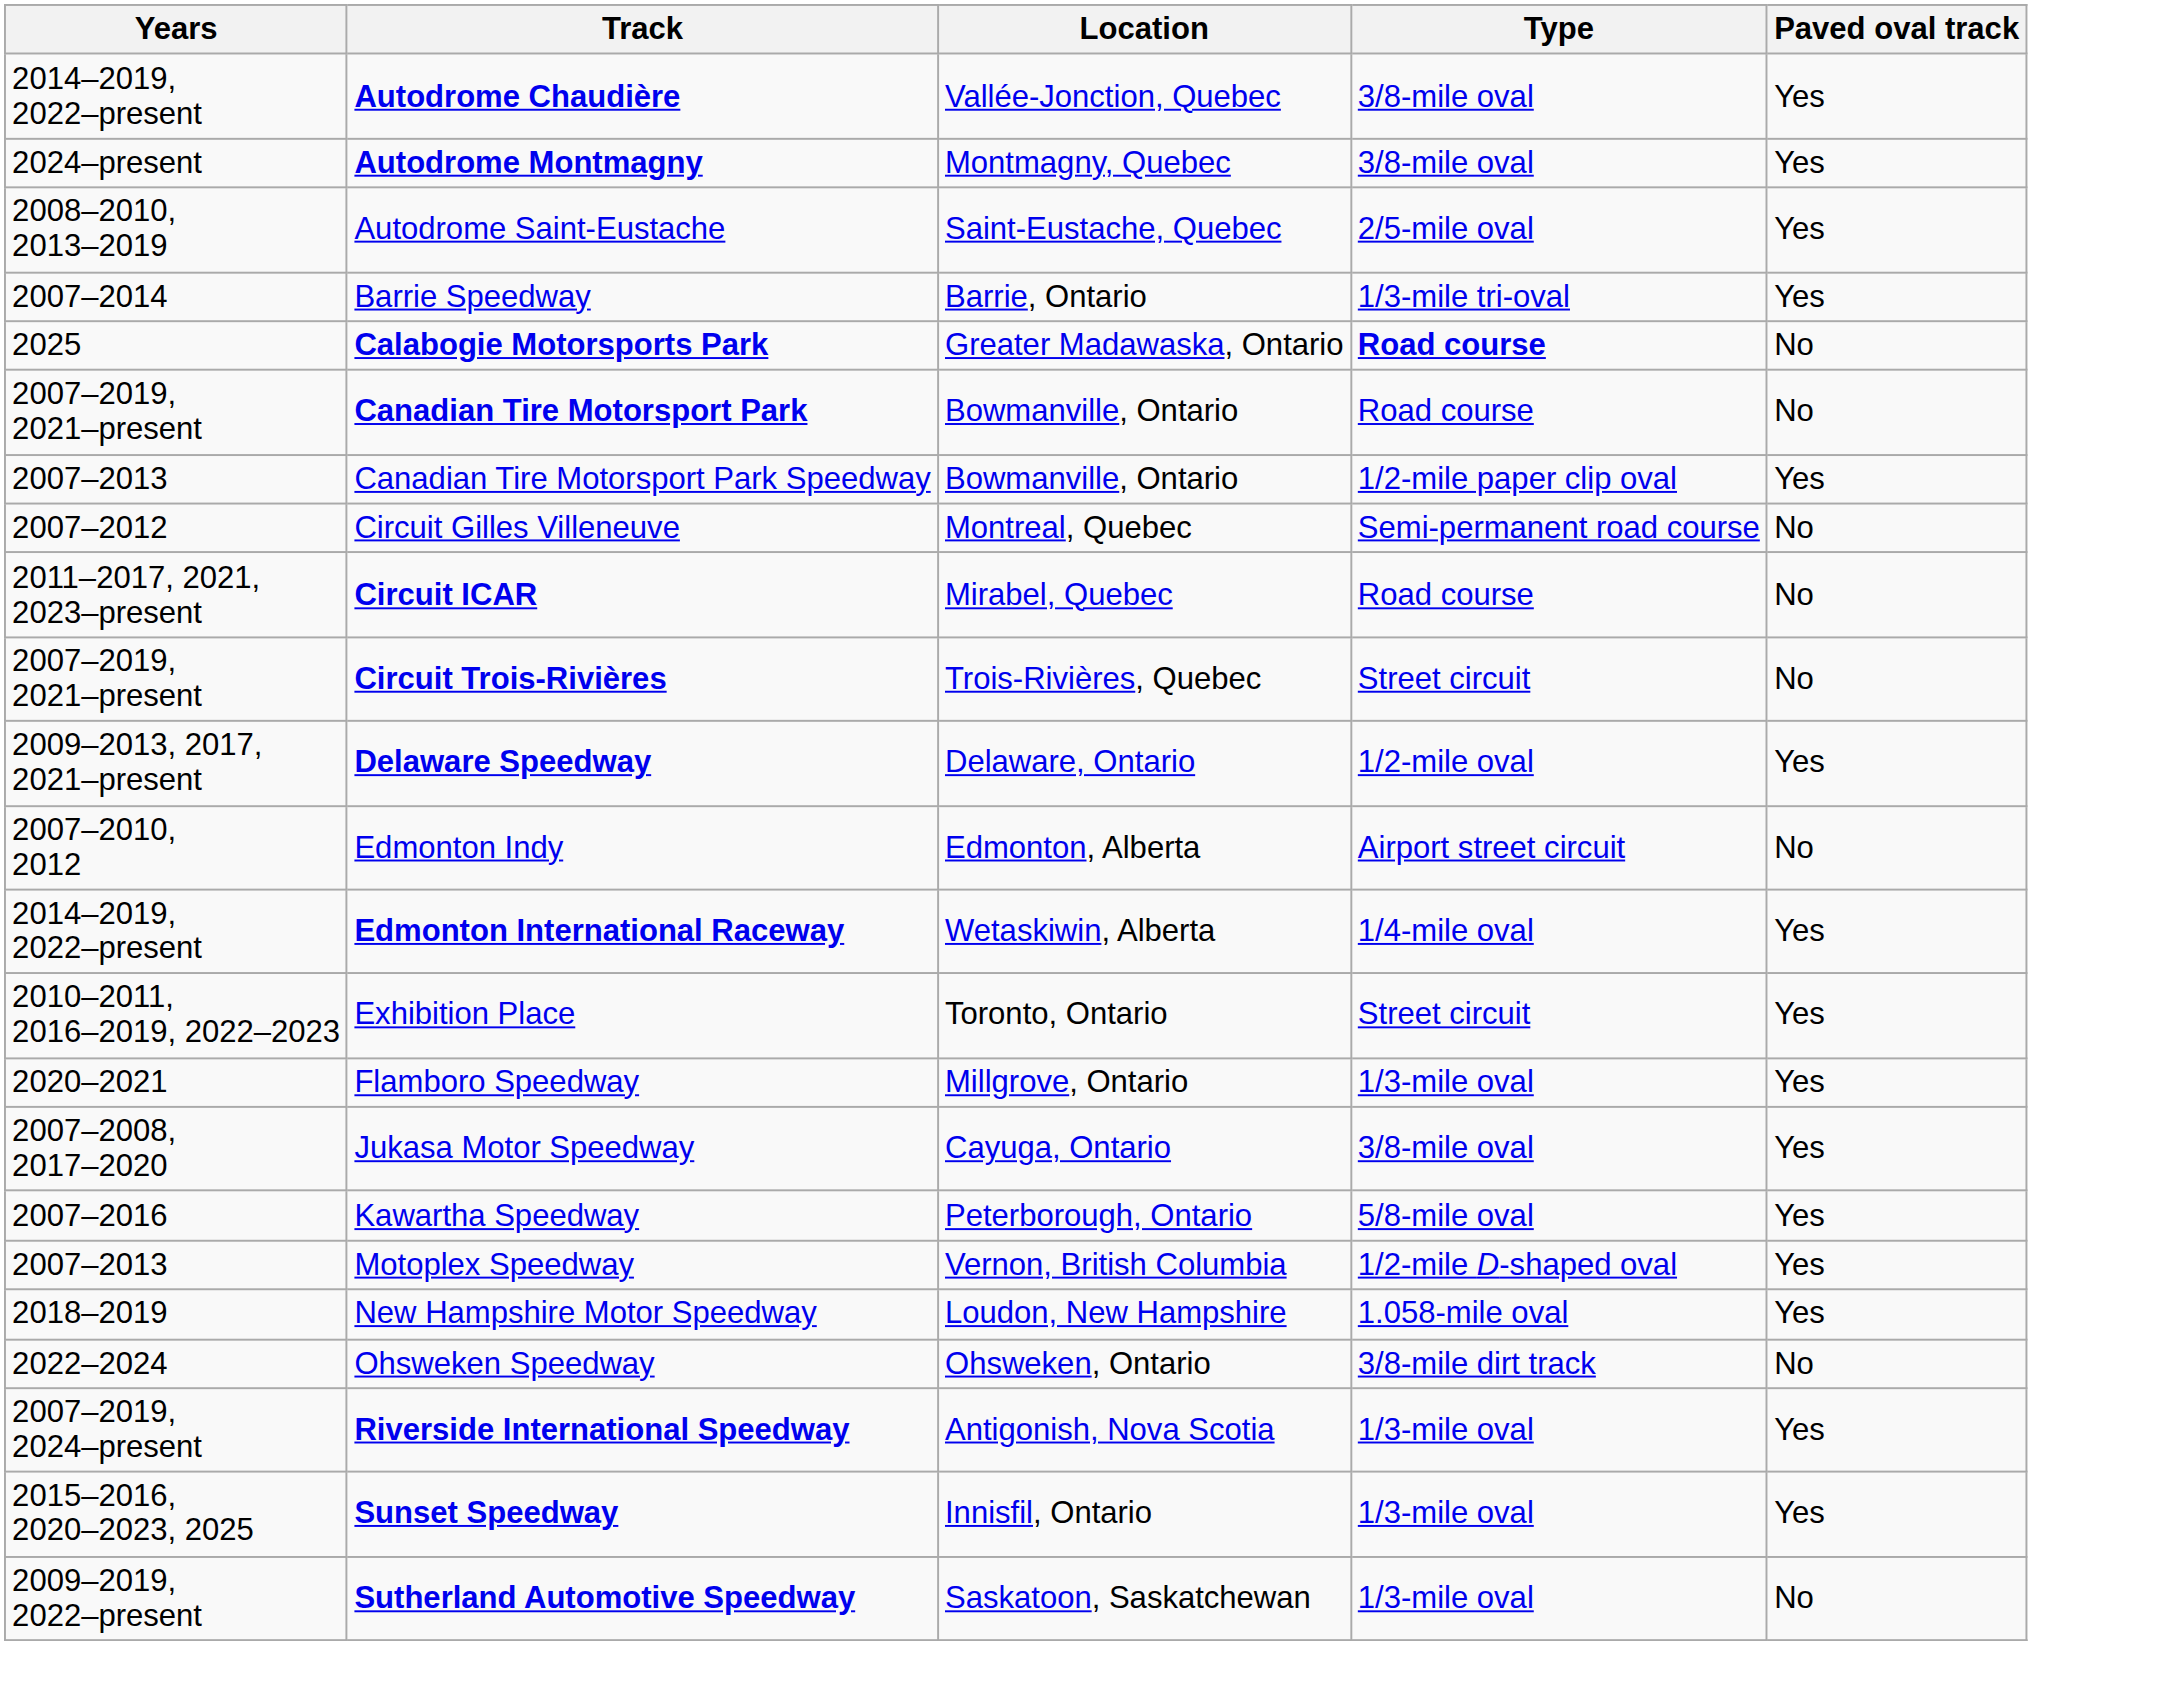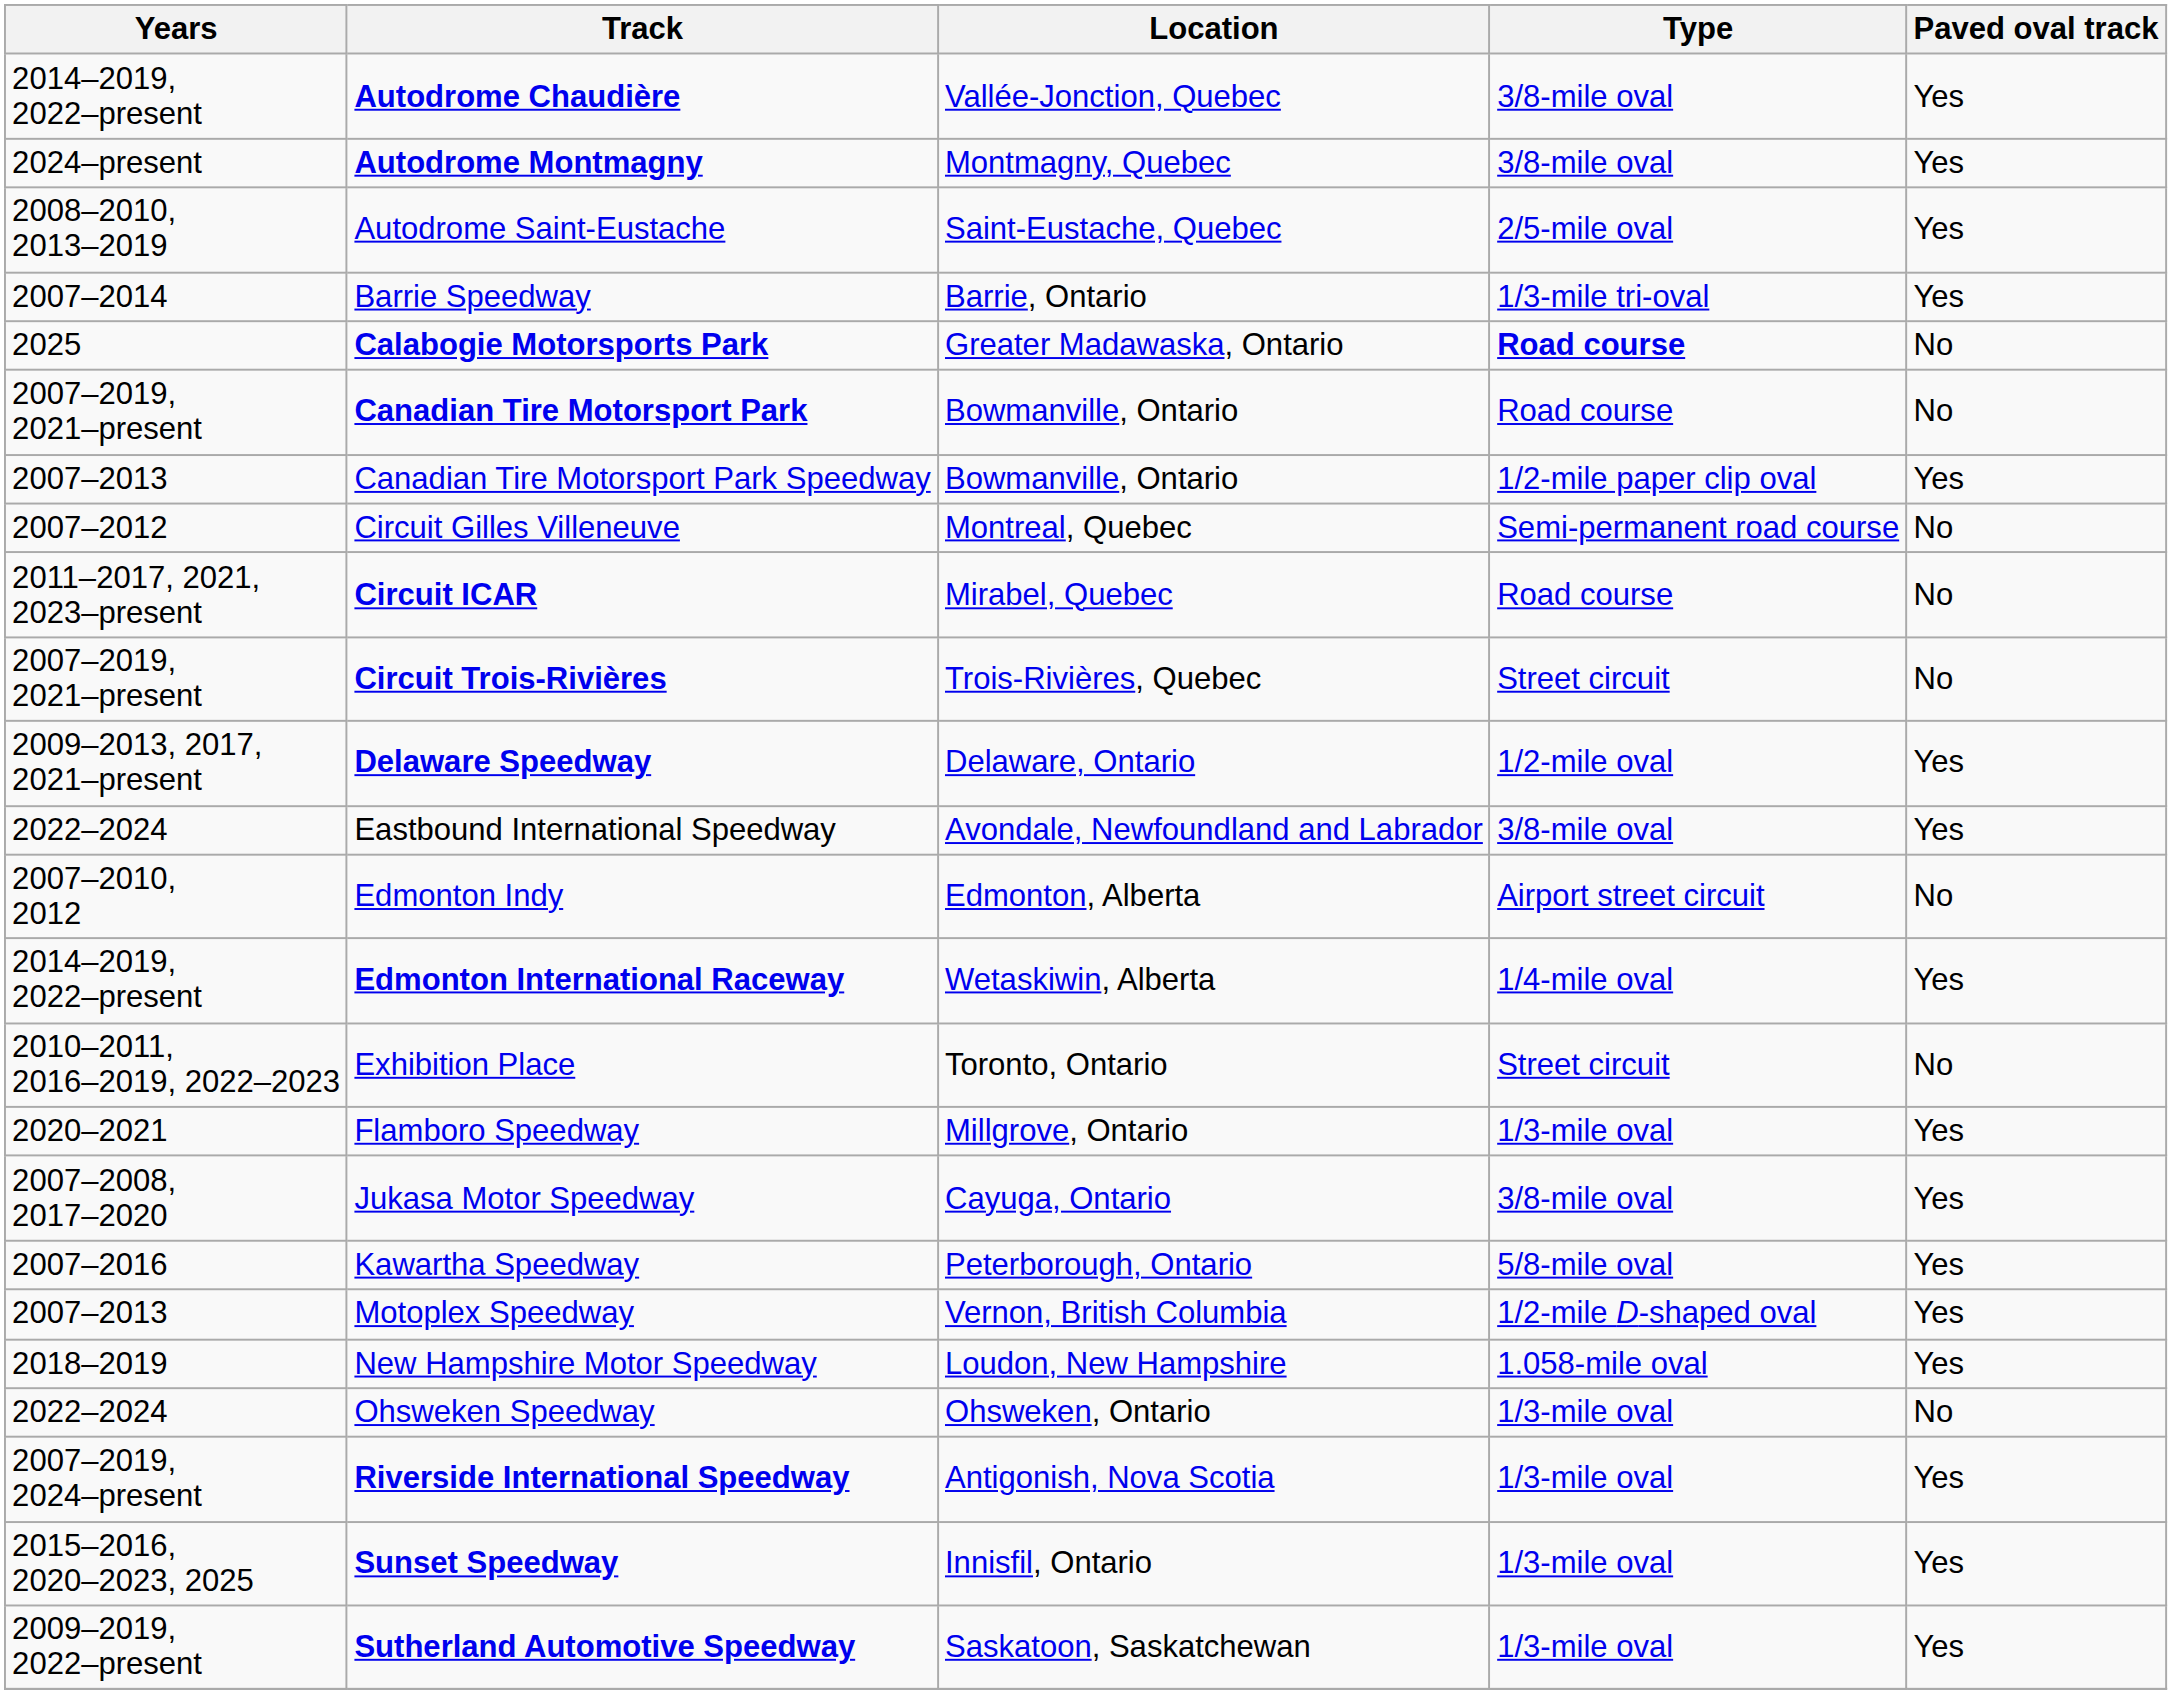+ row: (595, 829)
(1799, 1015) Yes -> (1933, 1064) No
(1477, 1362) 3/8-mile dirt track -> (1585, 1412) 1/3-mile oval
(1794, 1597) No -> (1939, 1647) Yes
